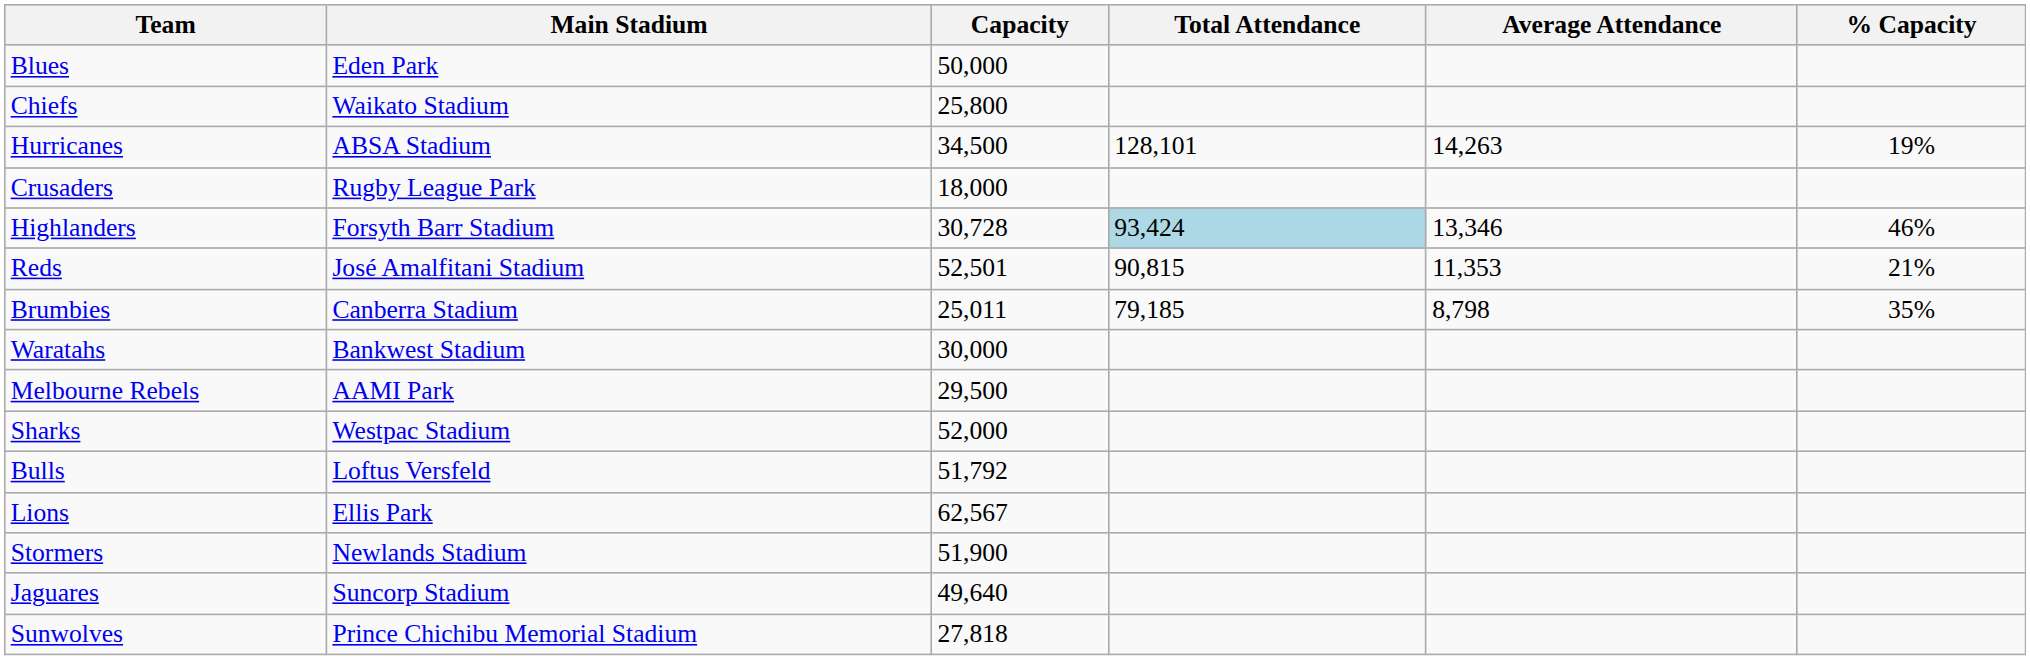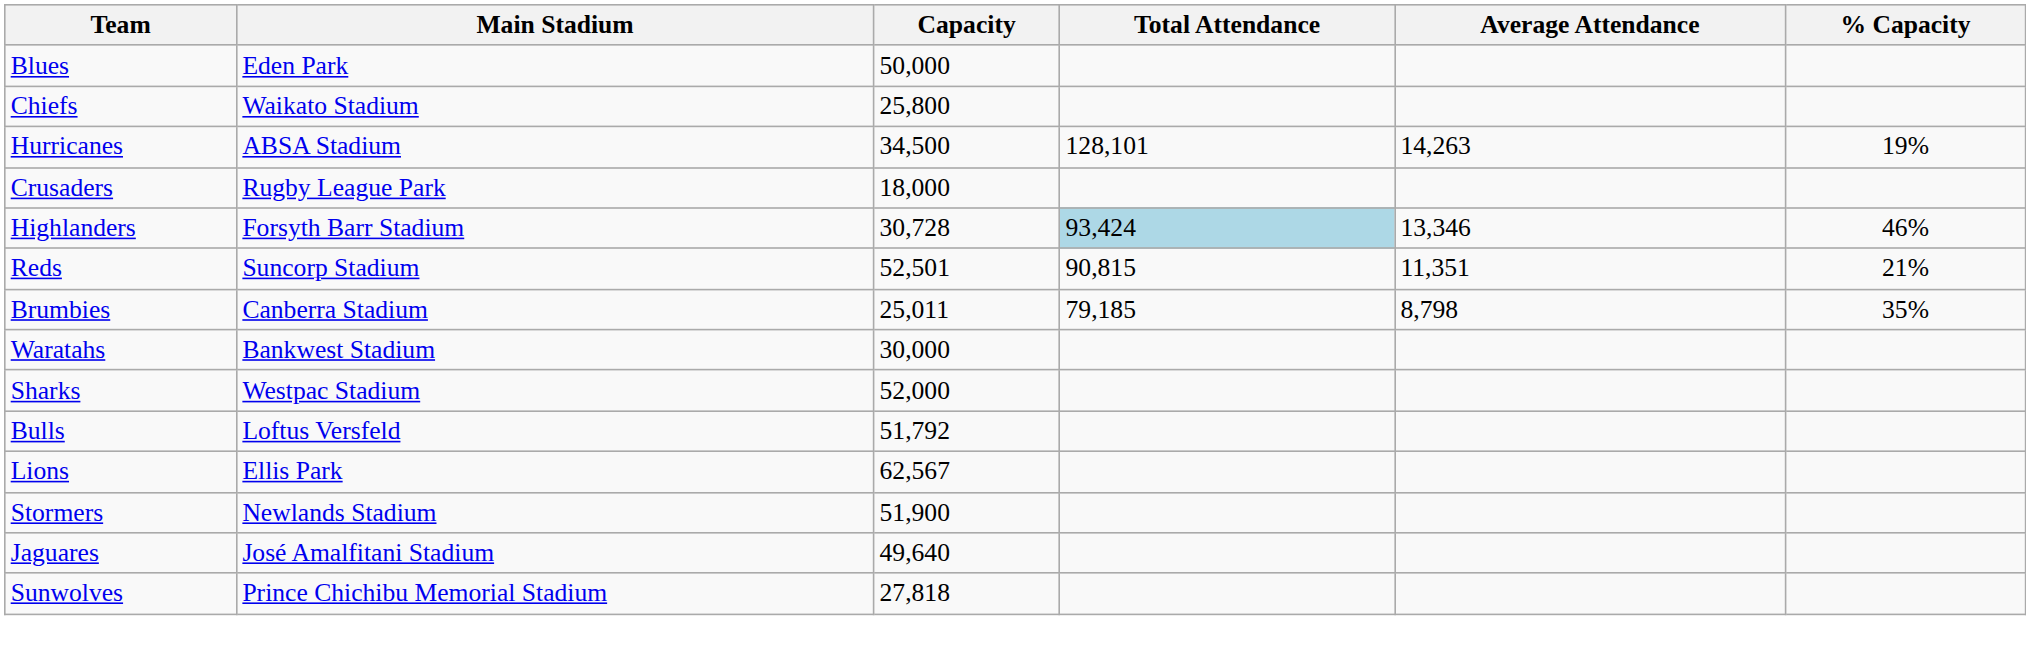(458, 268) José Amalfitani Stadium -> (331, 268) Suncorp Stadium
(1467, 268) 11,353 -> (1435, 268) 11,351
- row: (105, 390)
(421, 593) Suncorp Stadium -> (368, 552) José Amalfitani Stadium
